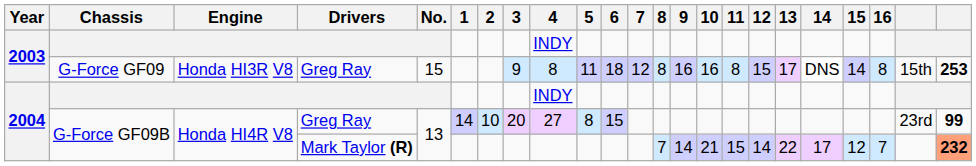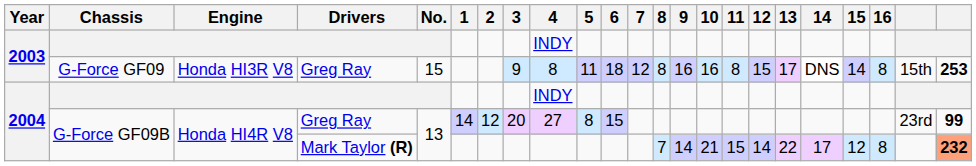(490, 121) 10 -> (490, 121) 12
(883, 147) 7 -> (883, 147) 8
